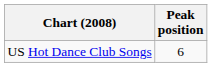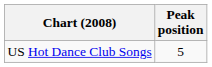(181, 51) 6 -> (181, 51) 5
